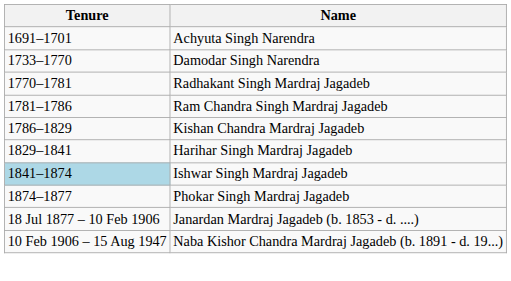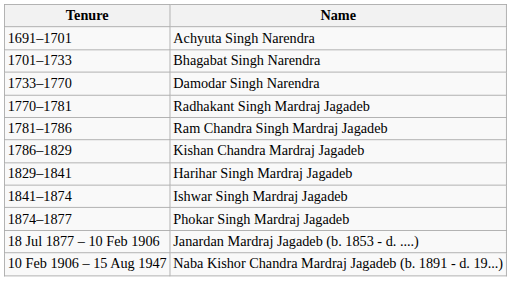+ row: (247, 60)
(40, 173) lightblue background -> (40, 196) no background
